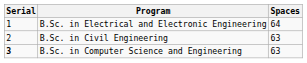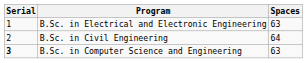(275, 24) 64 -> (275, 24) 63
(275, 38) 63 -> (275, 38) 64
